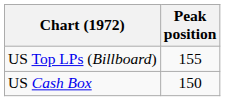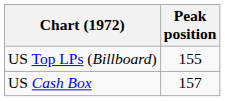(190, 83) 150 -> (190, 83) 157
